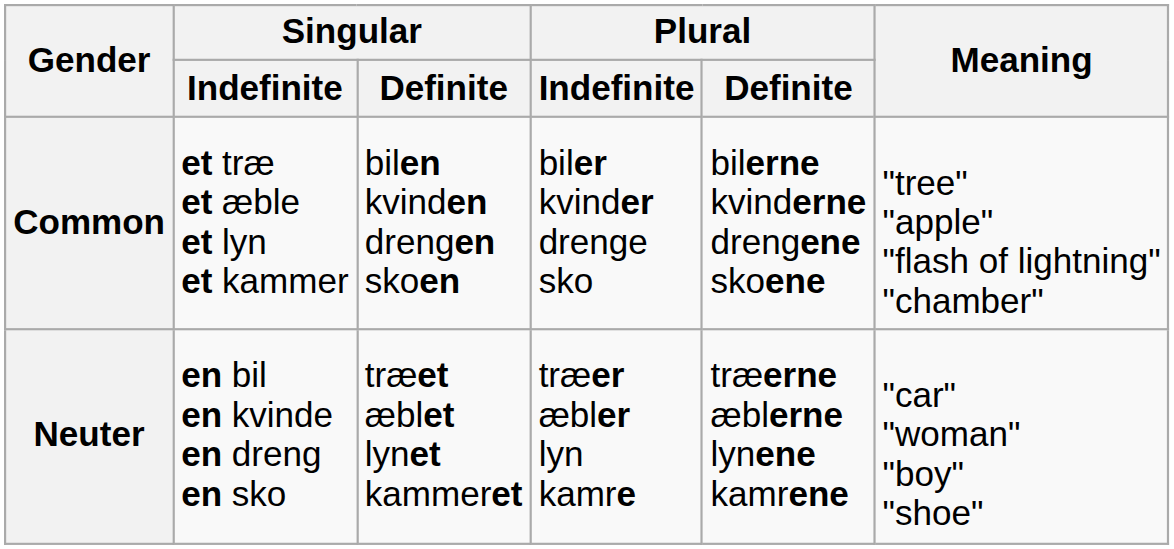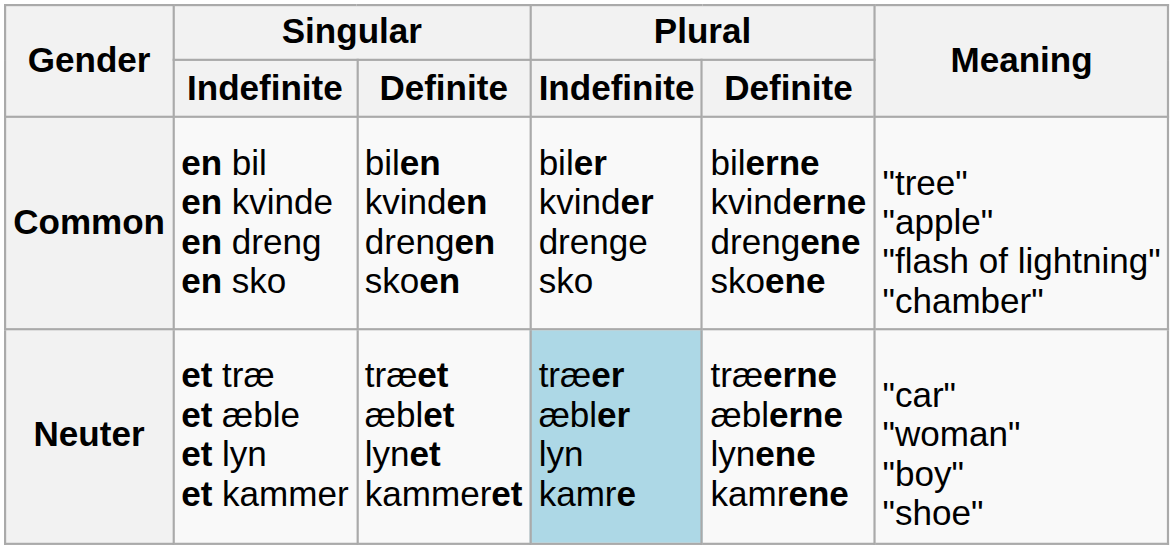(265, 222) et træ et æble et lyn et kammer -> (257, 222) en bil en kvinde en dreng en sko
(257, 435) en bil en kvinde en dreng en sko -> (265, 435) et træ et æble et lyn et kammer
(587, 435) no background -> (587, 435) lightblue background
